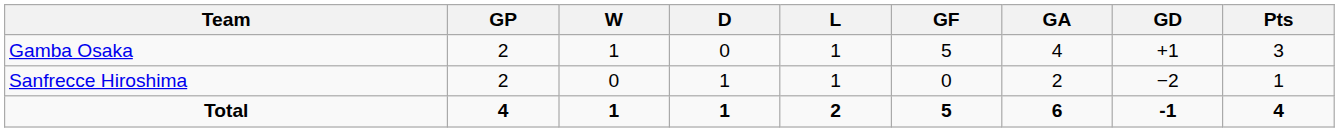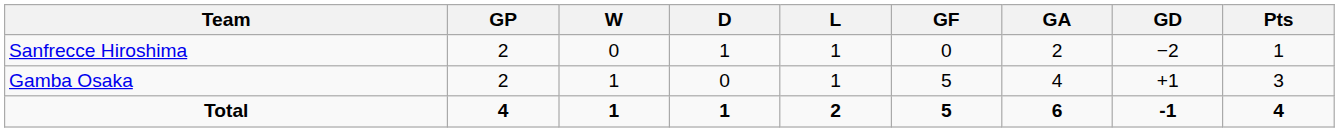rows swapped: (71, 50) <-> (98, 80)
